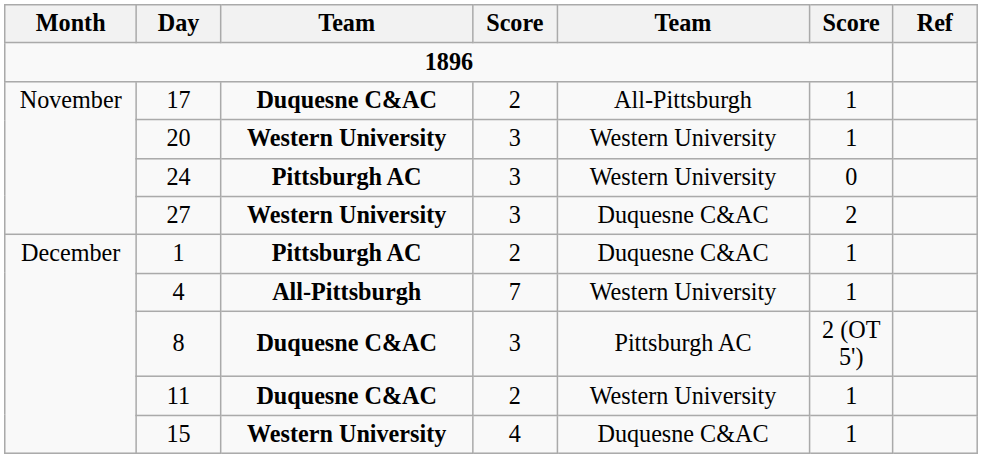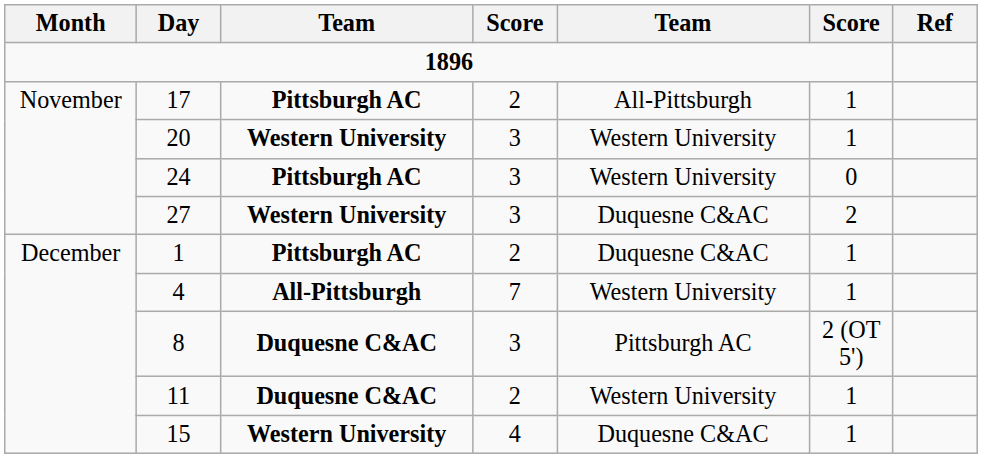(347, 100) Duquesne C&AC -> (347, 100) Pittsburgh AC
